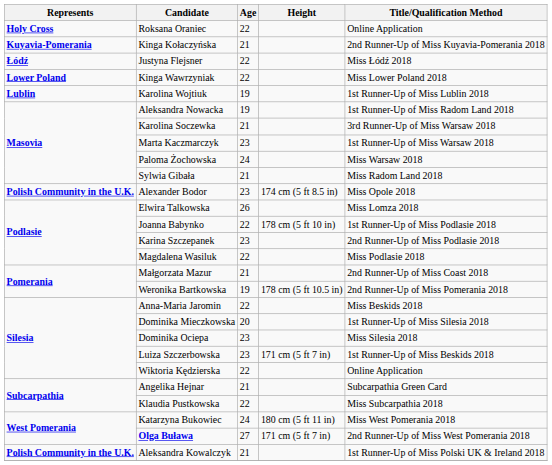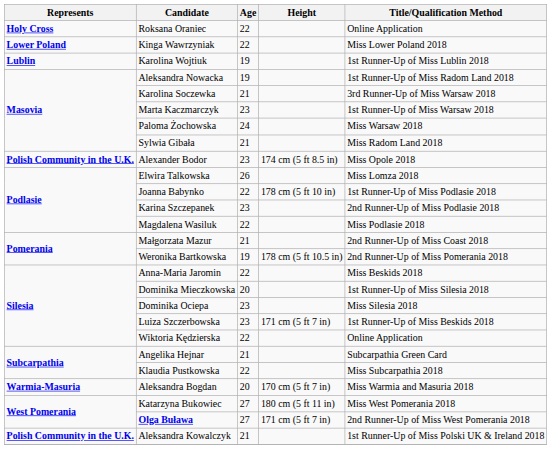- row: (177, 45)
- row: (170, 61)
+ row: (178, 387)
(245, 420) 24 -> (245, 403) 27
